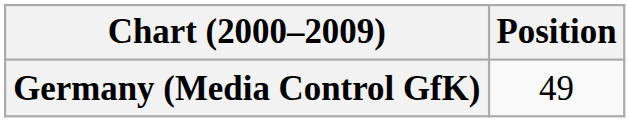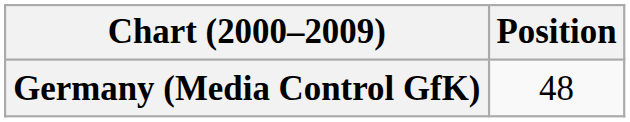(557, 87) 49 -> (557, 87) 48
